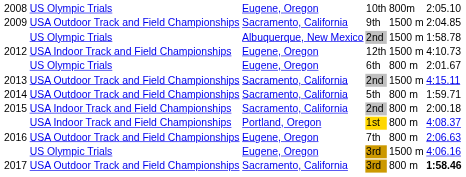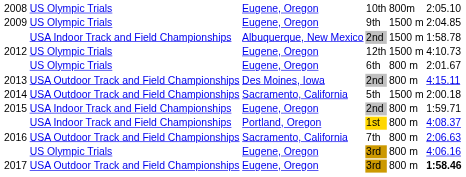(135, 23) USA Outdoor Track and Field Championships -> (71, 23) US Olympic Trials
(295, 23) Sacramento, California -> (280, 23) Eugene, Oregon
(71, 37) US Olympic Trials -> (131, 37) USA Indoor Track and Field Championships
(131, 51) USA Indoor Track and Field Championships -> (71, 51) US Olympic Trials
(295, 80) Sacramento, California -> (283, 80) Des Moines, Iowa
(406, 80) 1500 m -> (403, 80) 800 m
(403, 94) 800 m -> (406, 94) 1500 m
(444, 94) 1:59.71 -> (444, 94) 2:00.18
(295, 109) Sacramento, California -> (280, 109) Eugene, Oregon
(444, 109) 2:00.18 -> (444, 109) 1:59.71
(280, 137) Eugene, Oregon -> (295, 137) Sacramento, California
(406, 151) 1500 m -> (403, 151) 800 m
(295, 166) Sacramento, California -> (280, 166) Eugene, Oregon
